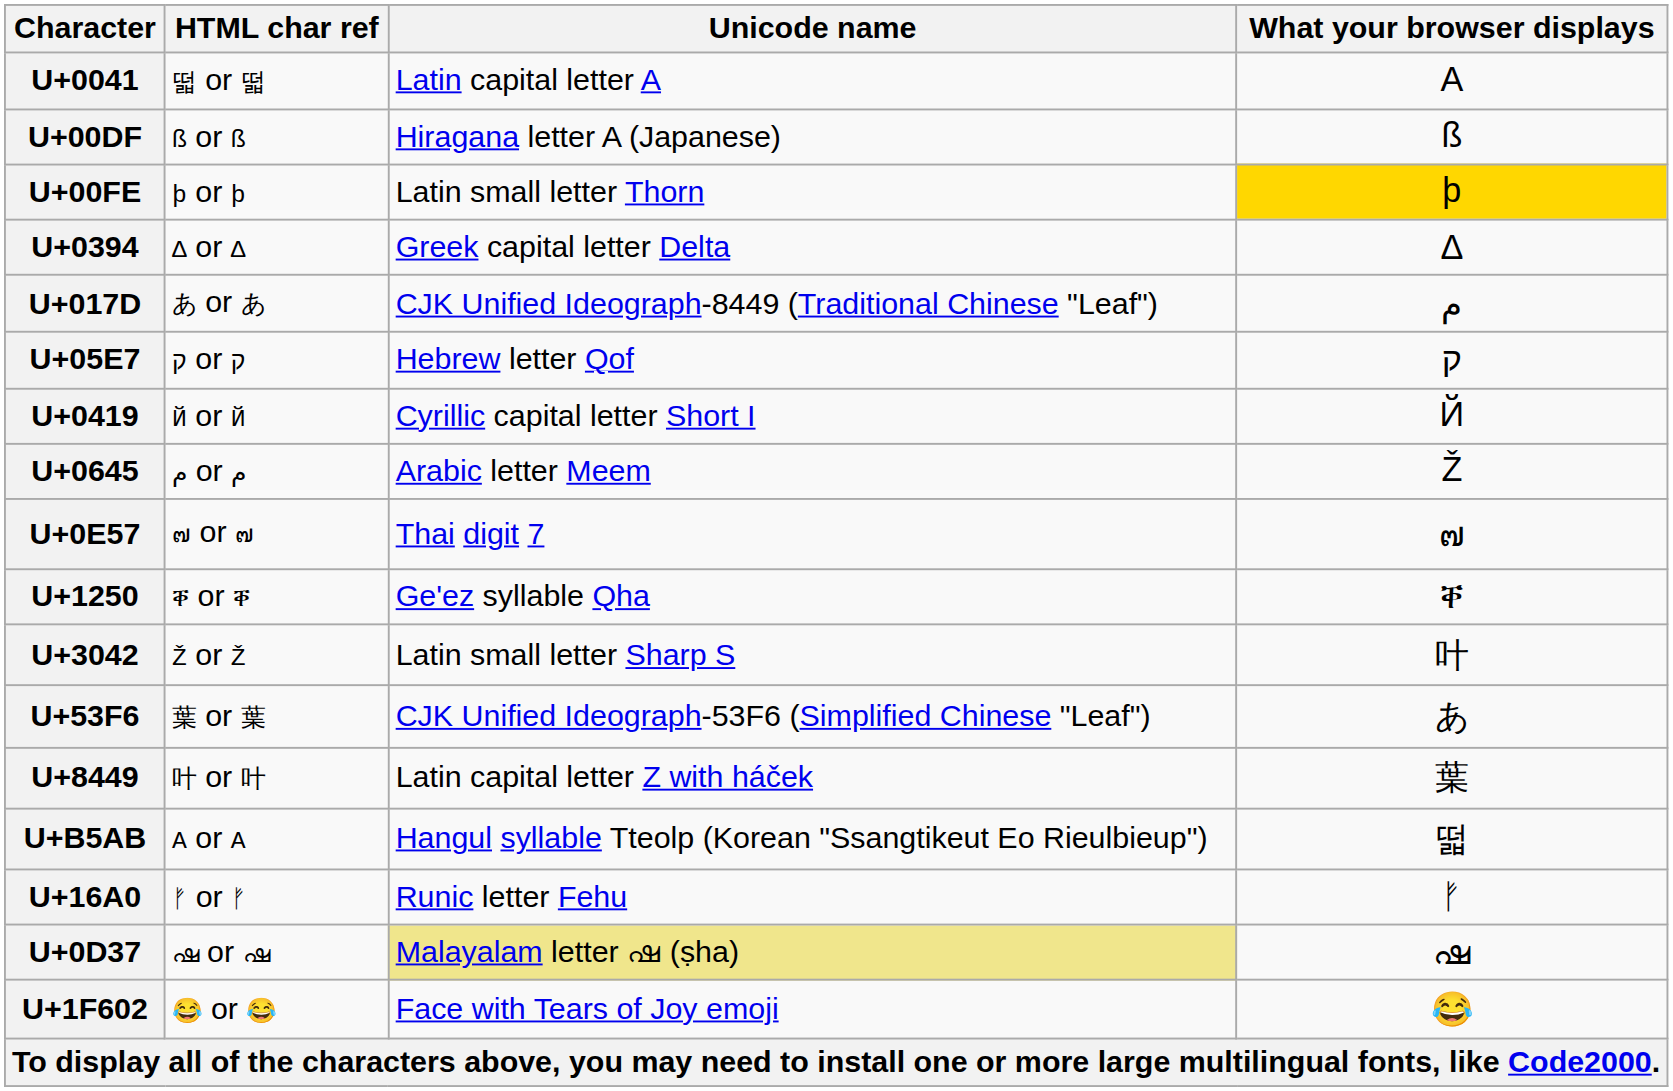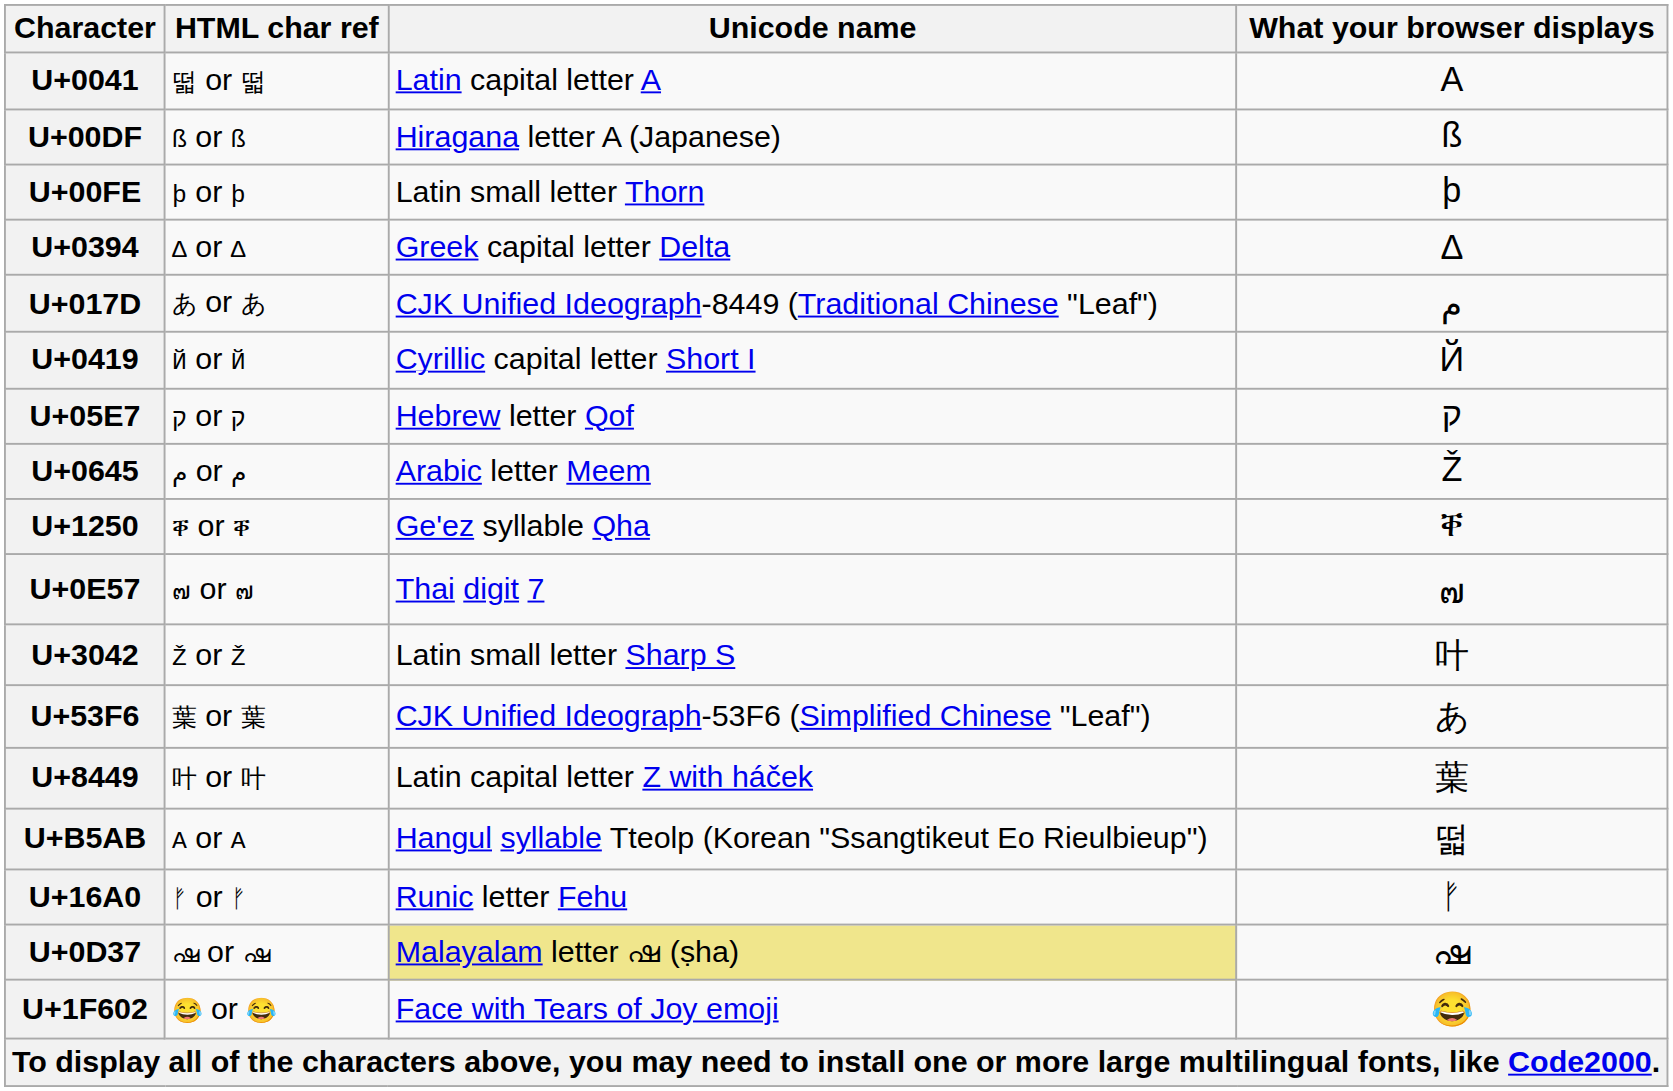(1452, 191) gold background -> (1452, 191) no background
rows swapped: (85, 415) <-> (85, 359)
rows swapped: (85, 533) <-> (85, 596)
